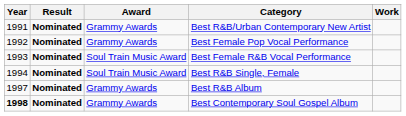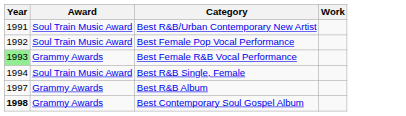- column: (57, 12)
(122, 27) Grammy Awards -> (82, 27) Soul Train Music Award
(122, 42) Grammy Awards -> (82, 42) Soul Train Music Award
(17, 57) no background -> (17, 57) lightgreen background
(136, 57) Soul Train Music Award -> (68, 57) Grammy Awards
